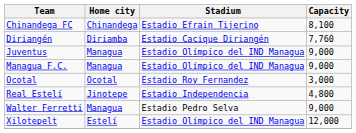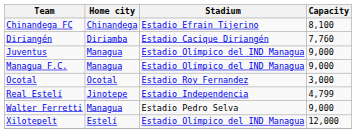(321, 94) 4,800 -> (321, 94) 4,799
